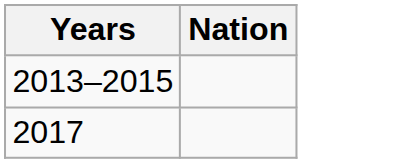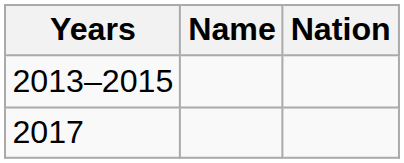+ column: (232, 30)
